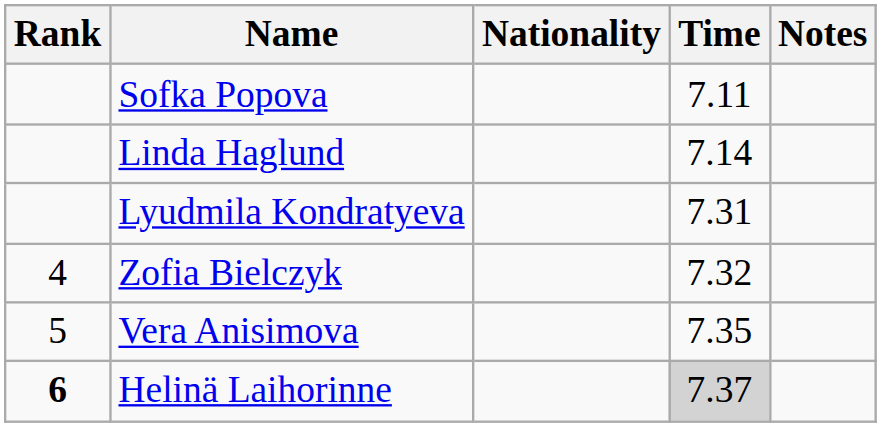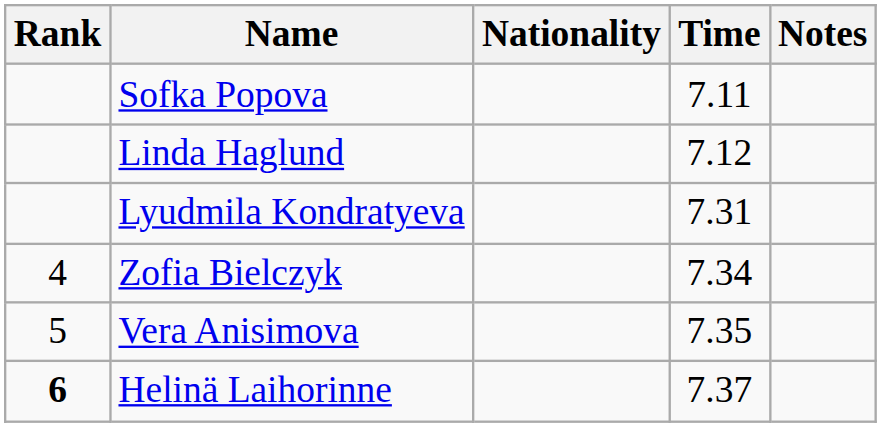(719, 152) 7.14 -> (719, 152) 7.12
(719, 271) 7.32 -> (719, 271) 7.34
(719, 390) lightgrey background -> (719, 390) no background
